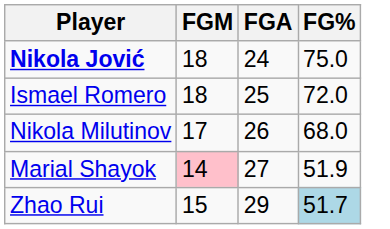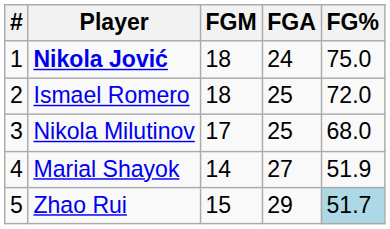+ column: (16, 22)
(257, 132) 26 -> (280, 132) 25
(195, 168) pink background -> (218, 168) no background
